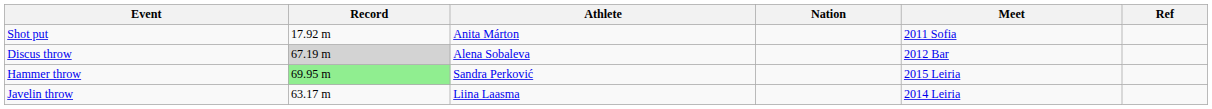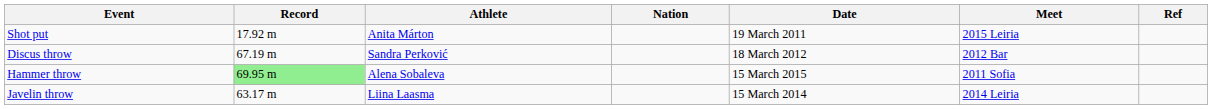+ column: (845, 14)
(930, 34) 2011 Sofia -> (991, 34) 2015 Leiria
(311, 54) lightgrey background -> (257, 54) no background
(491, 54) Alena Sobaleva -> (408, 54) Sandra Perković
(493, 74) Sandra Perković -> (406, 74) Alena Sobaleva
(932, 74) 2015 Leiria -> (989, 74) 2011 Sofia
